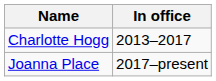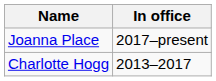rows swapped: (59, 40) <-> (54, 64)
